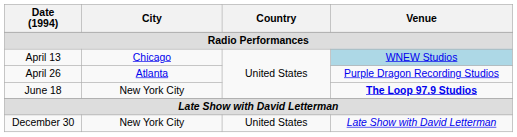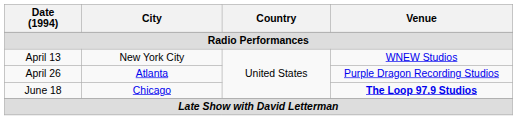(152, 57) Chicago -> (152, 57) New York City
(422, 57) lightblue background -> (422, 57) no background
(152, 90) New York City -> (152, 90) Chicago
- row: (43, 123)
